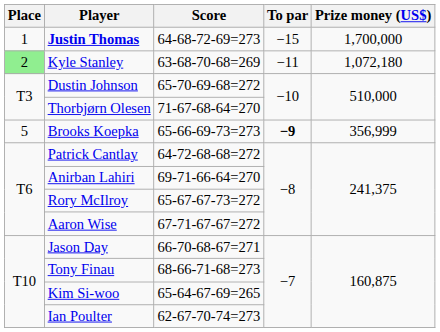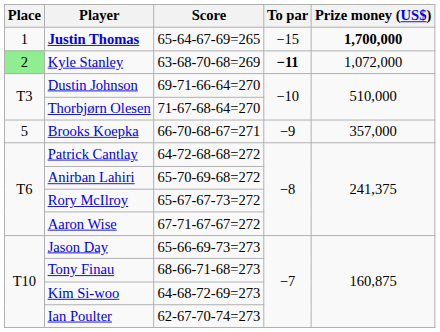(209, 39) 64-68-72-69=273 -> (209, 39) 65-64-67-69=265
(373, 39) normal -> (373, 39) bold
(288, 62) normal -> (288, 62) bold
(373, 62) 1,072,180 -> (373, 62) 1,072,000
(209, 85) 65-70-69-68=272 -> (209, 85) 69-71-66-64=270
(209, 131) 65-66-69-73=273 -> (209, 131) 66-70-68-67=271
(288, 131) bold -> (288, 131) normal
(373, 131) 356,999 -> (373, 131) 357,000
(209, 177) 69-71-66-64=270 -> (209, 177) 65-70-69-68=272
(209, 246) 66-70-68-67=271 -> (209, 246) 65-66-69-73=273
(209, 293) 65-64-67-69=265 -> (209, 293) 64-68-72-69=273
